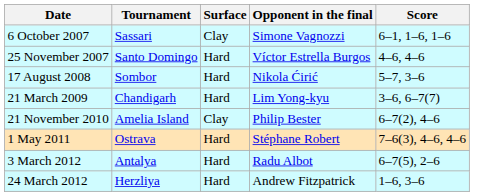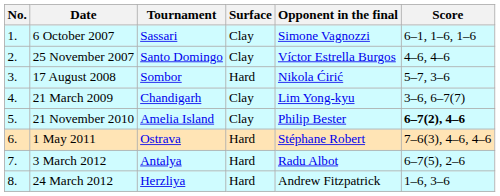+ column: (17, 14)
(217, 56) Hard -> (241, 56) Clay
(217, 98) Hard -> (241, 98) Clay
(409, 118) normal -> (435, 118) bold
